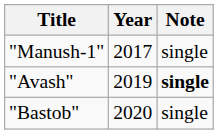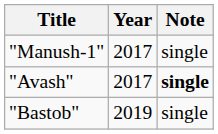(133, 81) 2019 -> (133, 81) 2017
(133, 112) 2020 -> (133, 112) 2019
